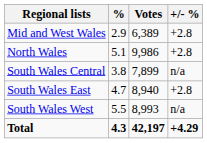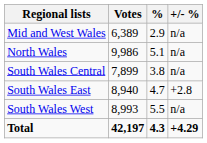columns swapped: (148, 14) <-> (119, 14)
(181, 33) +2.8 -> (178, 33) n/a
(181, 52) +2.8 -> (178, 52) n/a
